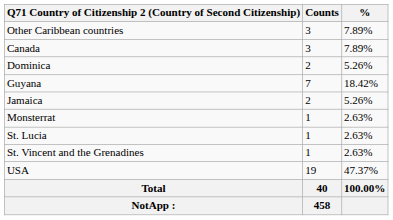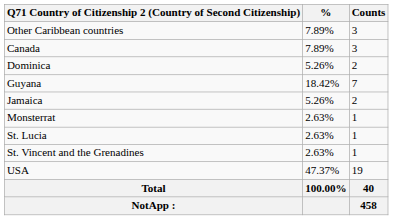columns swapped: (322, 13) <-> (365, 13)
